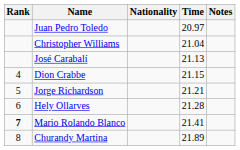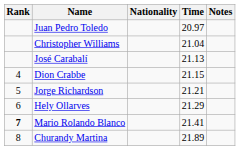(193, 106) 21.28 -> (193, 106) 21.29
